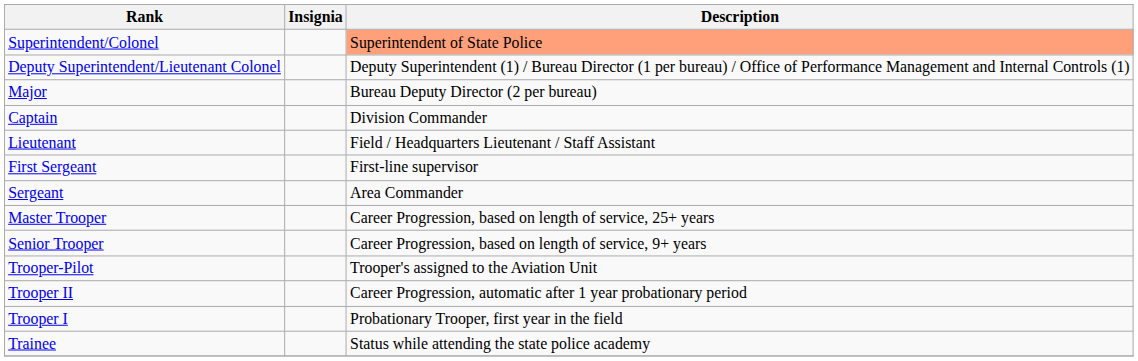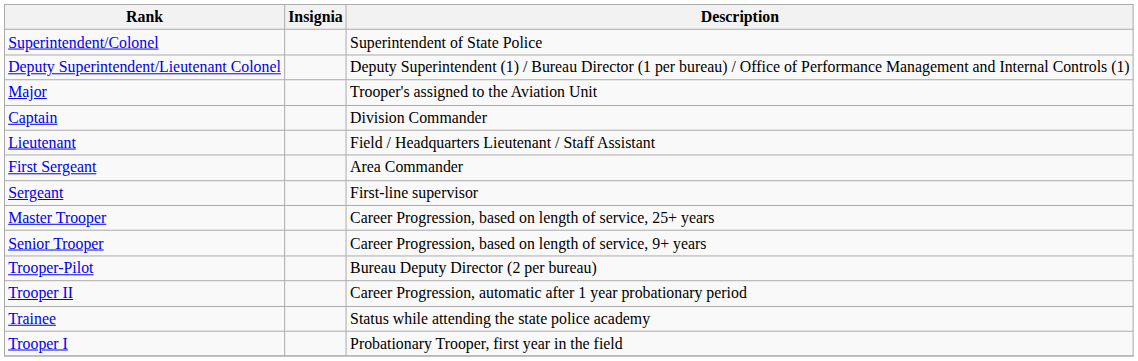(446, 42) lightsalmon background -> (446, 42) no background
(473, 92) Bureau Deputy Director (2 per bureau) -> (474, 92) Trooper's assigned to the Aviation Unit
(414, 167) First-line supervisor -> (407, 167) Area Commander
(407, 192) Area Commander -> (414, 192) First-line supervisor
(474, 268) Trooper's assigned to the Aviation Unit -> (473, 268) Bureau Deputy Director (2 per bureau)
rows swapped: (38, 318) <-> (32, 343)
